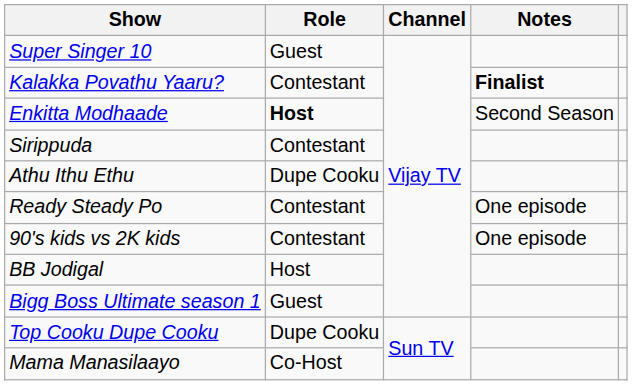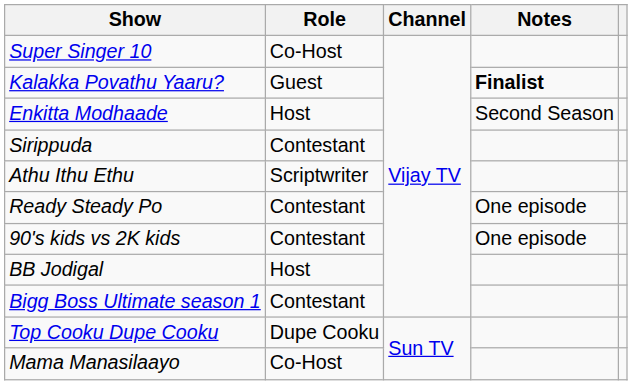(296, 51) Guest -> (306, 51) Co-Host
(317, 82) Contestant -> (296, 82) Guest
(292, 113) bold -> (290, 113) normal
(325, 176) Dupe Cooku -> (319, 176) Scriptwriter
(296, 301) Guest -> (317, 301) Contestant
